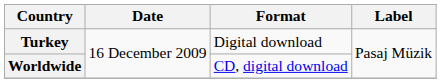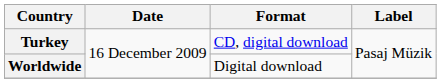(268, 41) Digital download -> (281, 41) CD, digital download
(281, 66) CD, digital download -> (268, 66) Digital download
